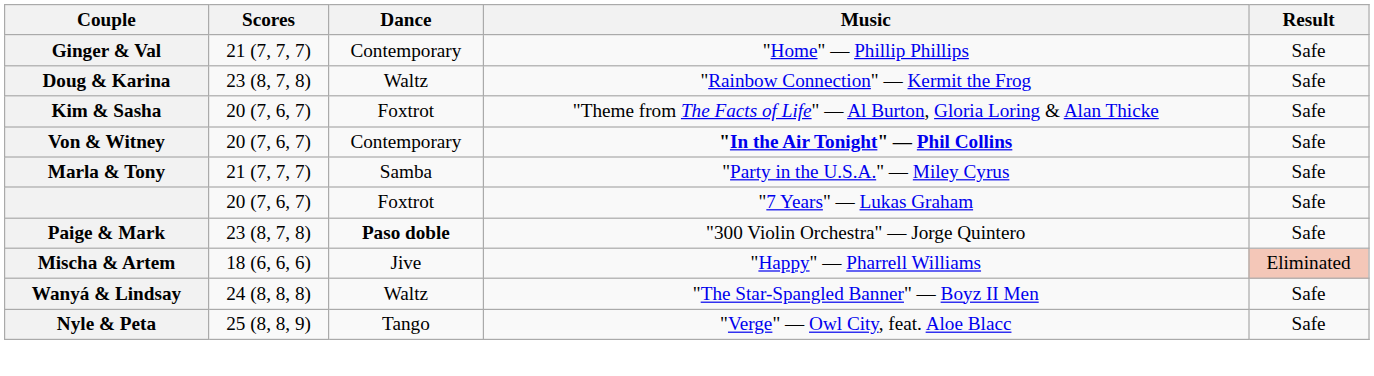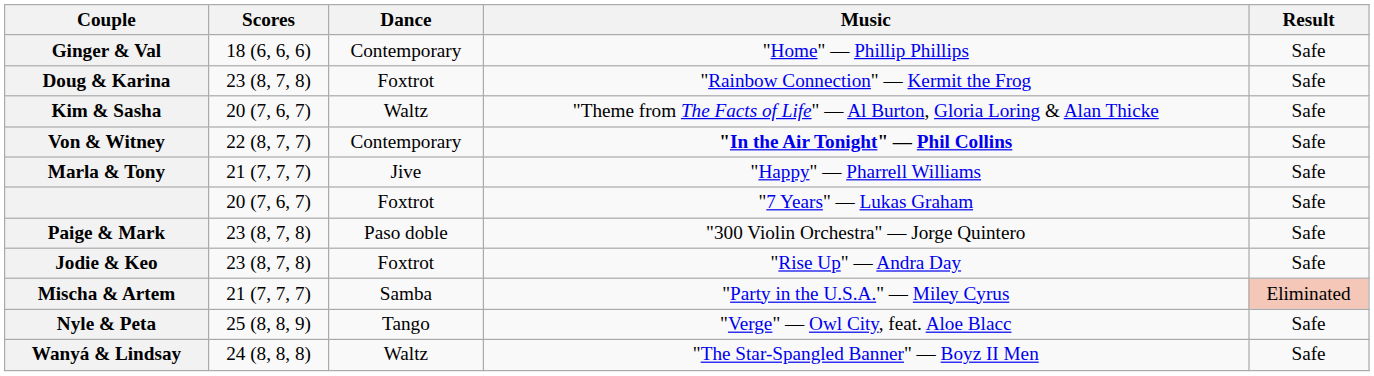(269, 50) 21 (7, 7, 7) -> (269, 50) 18 (6, 6, 6)
(406, 80) Waltz -> (406, 80) Foxtrot
(406, 111) Foxtrot -> (406, 111) Waltz
(269, 141) 20 (7, 6, 7) -> (269, 141) 22 (8, 7, 7)
(406, 171) Samba -> (406, 171) Jive
(866, 171) "Party in the U.S.A." — Miley Cyrus -> (866, 171) "Happy" — Pharrell Williams
(406, 232) bold -> (406, 232) normal
+ row: (106, 263)
(269, 263) 18 (6, 6, 6) -> (269, 293) 21 (7, 7, 7)
(406, 263) Jive -> (406, 293) Samba
(866, 263) "Happy" — Pharrell Williams -> (866, 293) "Party in the U.S.A." — Miley Cyrus
rows swapped: (106, 293) <-> (106, 324)
